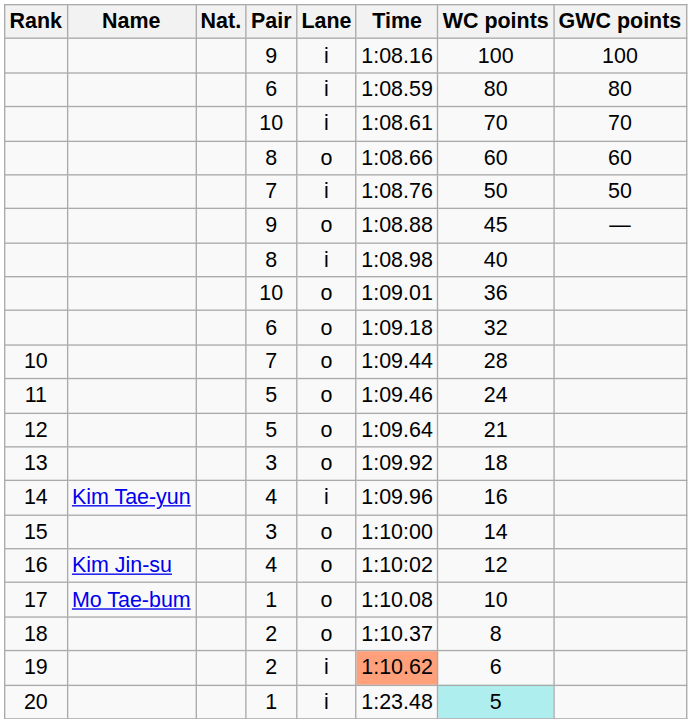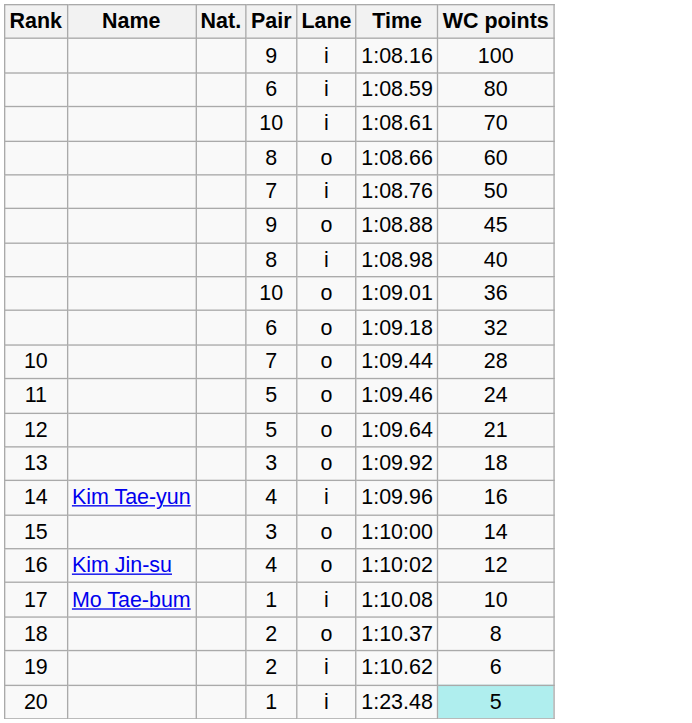- column: (620, 21)
(326, 599) o -> (326, 599) i
(397, 667) lightsalmon background -> (397, 667) no background
